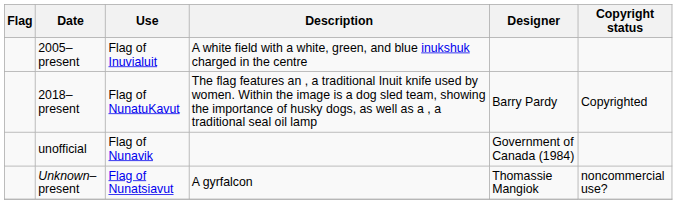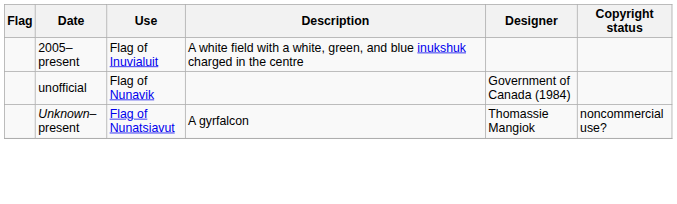- row: (59, 101)
